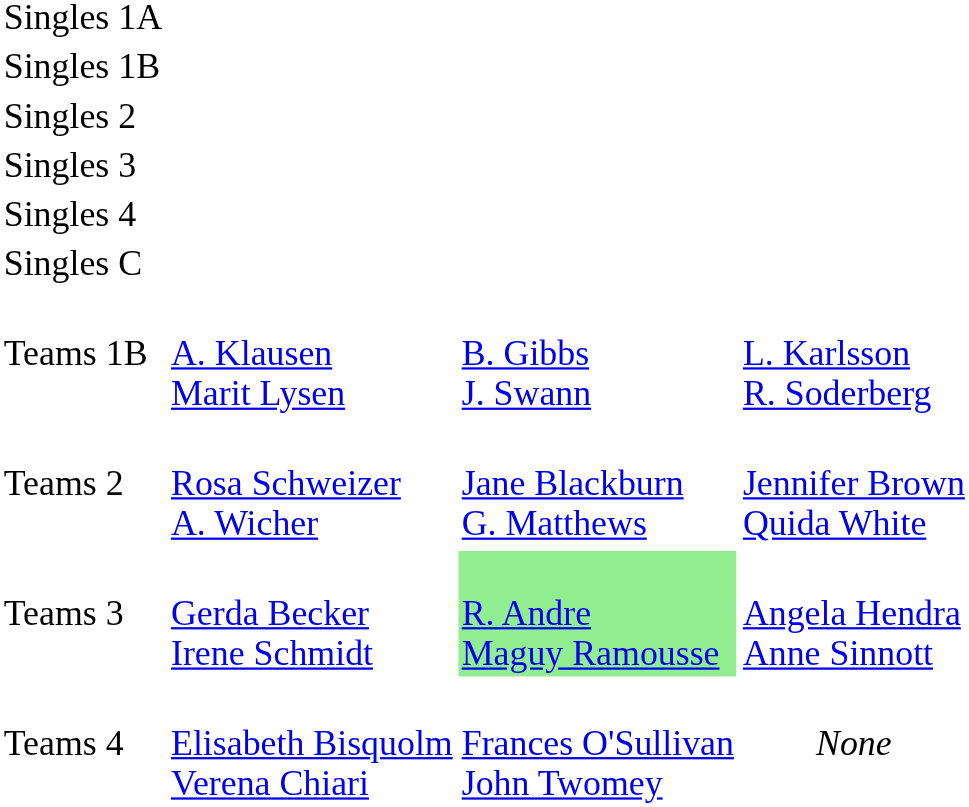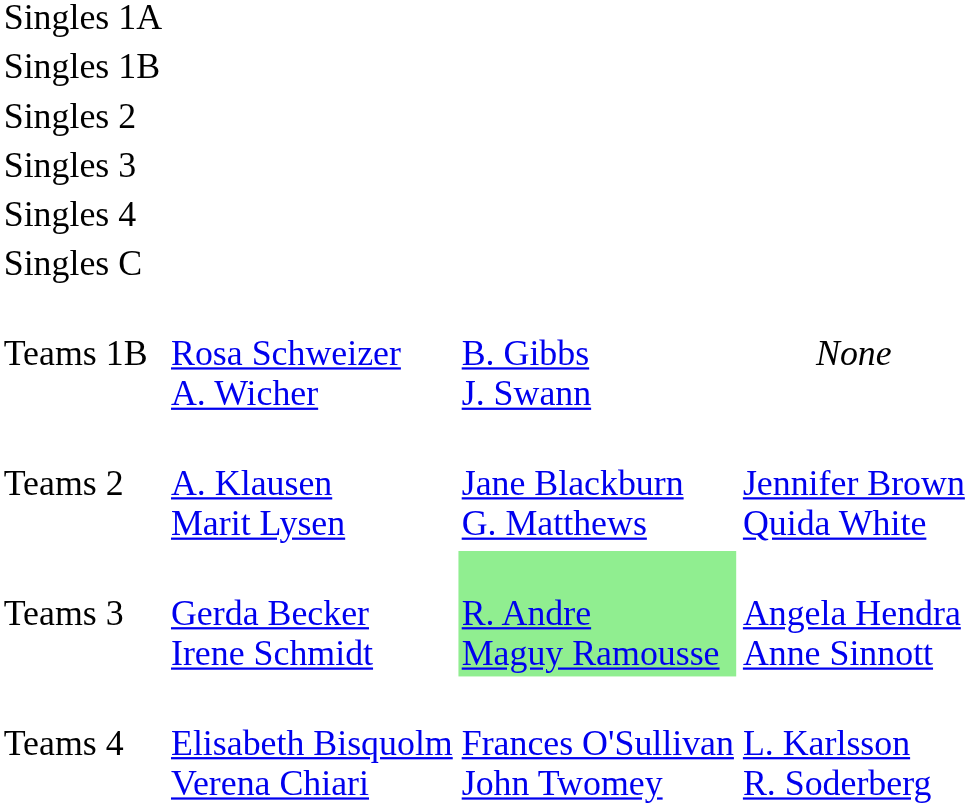(258, 373) A. Klausen Marit Lysen -> (286, 373) Rosa Schweizer A. Wicher
(837, 373) L. Karlsson R. Soderberg -> (854, 353) None
(286, 503) Rosa Schweizer A. Wicher -> (258, 503) A. Klausen Marit Lysen
(854, 743) None -> (837, 763) L. Karlsson R. Soderberg
